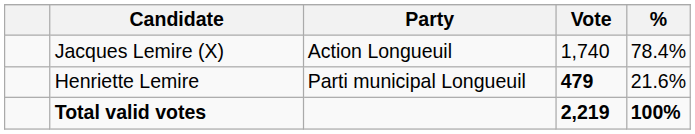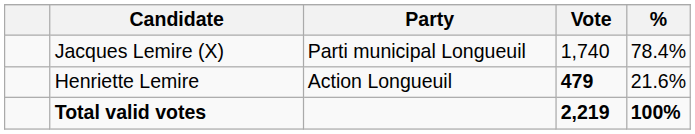(380, 50) Action Longueuil -> (417, 50) Parti municipal Longueuil
(417, 81) Parti municipal Longueuil -> (380, 81) Action Longueuil
